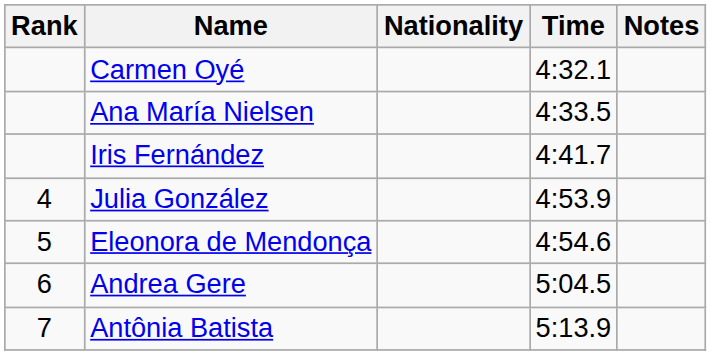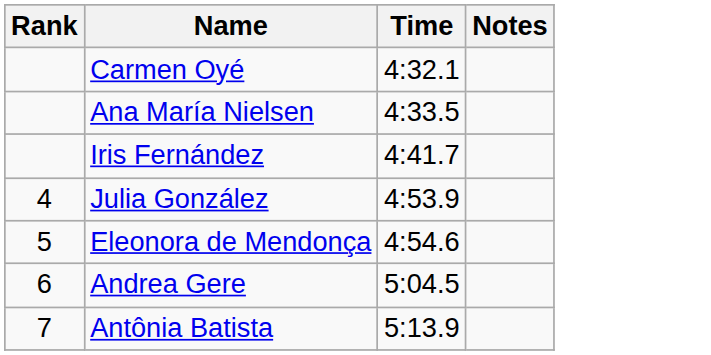- column: (454, 26)
